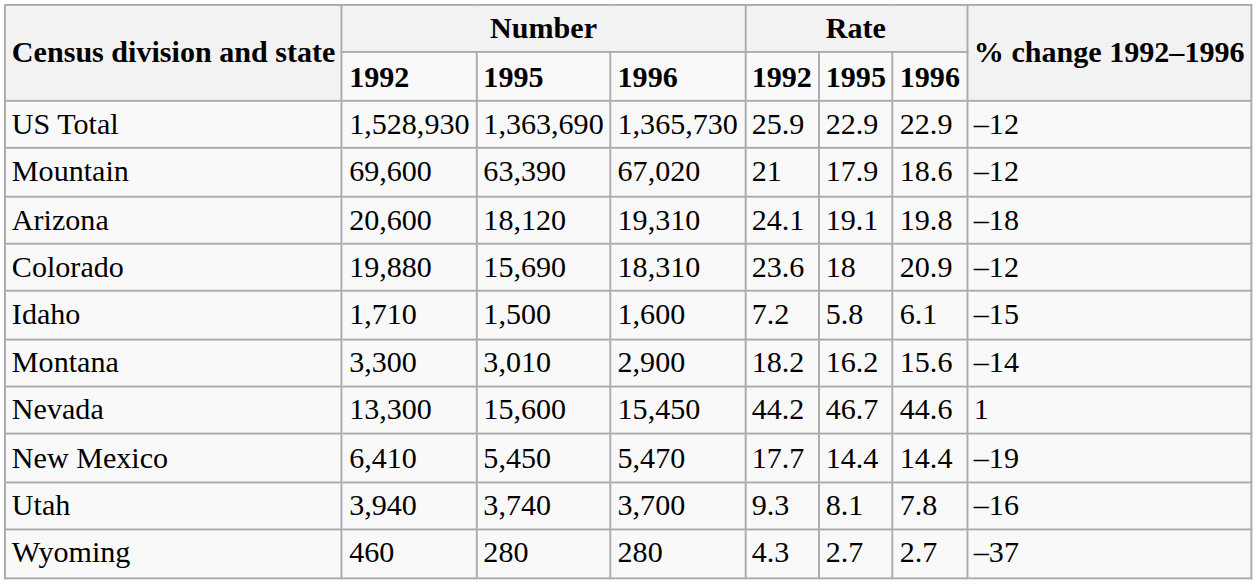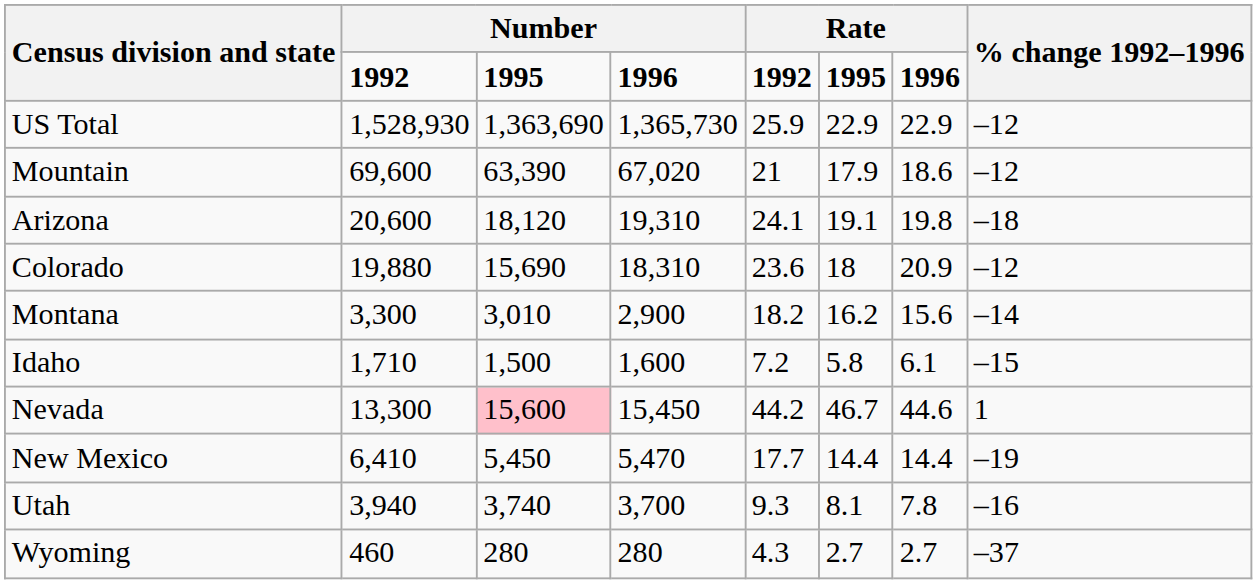rows swapped: (46, 314) <-> (65, 362)
(525, 409) no background -> (525, 409) pink background
